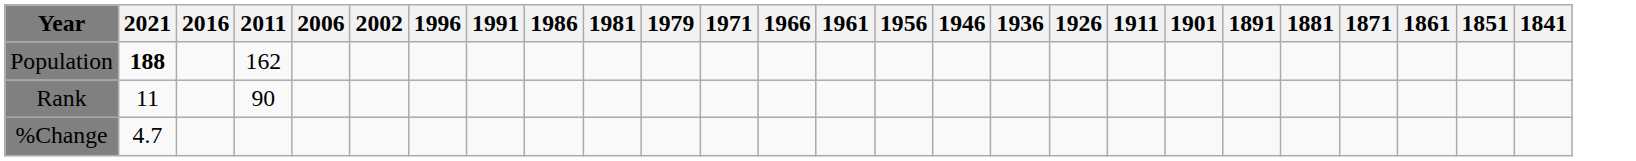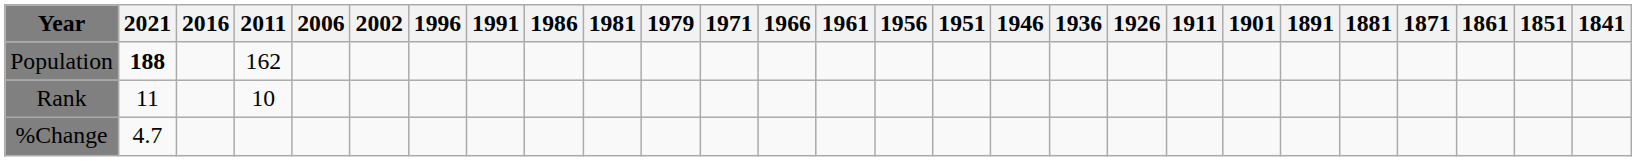+ column: (962, 23)
(263, 98) 90 -> (263, 98) 10
